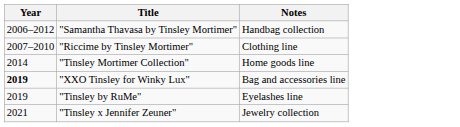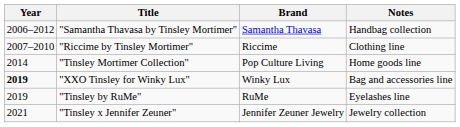+ column: (293, 12)
